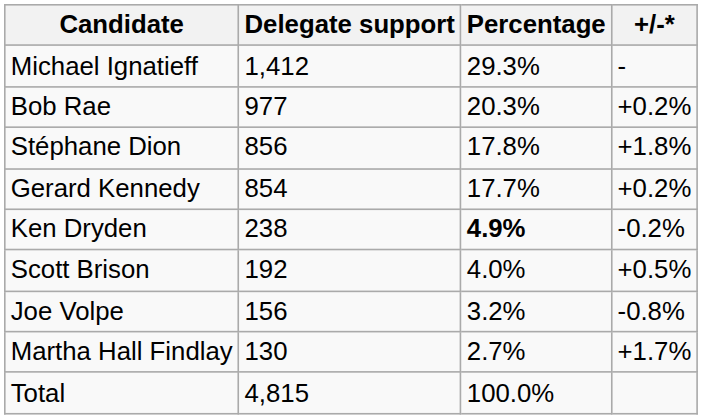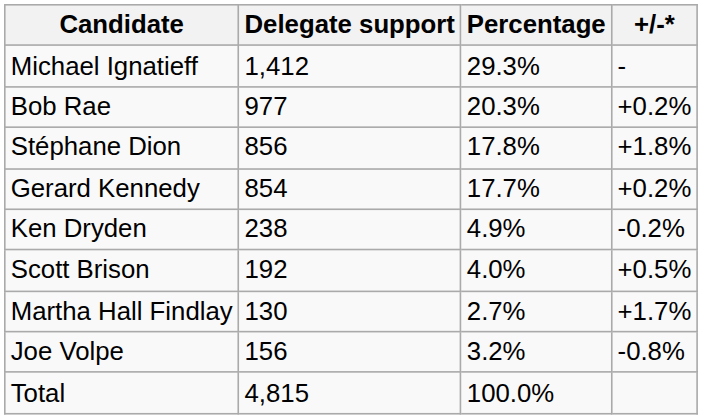(496, 229) bold -> (496, 229) normal
rows swapped: (67, 310) <-> (122, 351)
